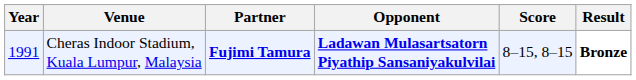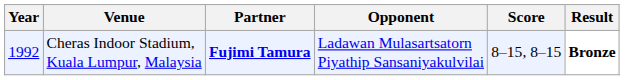(24, 52) 1991 -> (24, 52) 1992
(407, 52) bold -> (401, 52) normal
